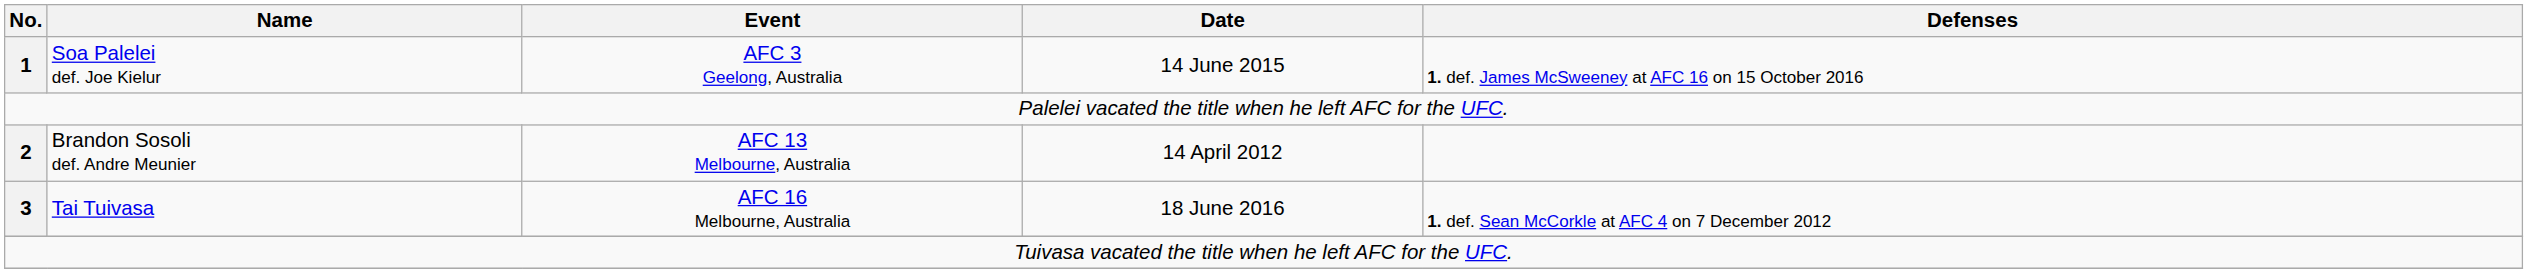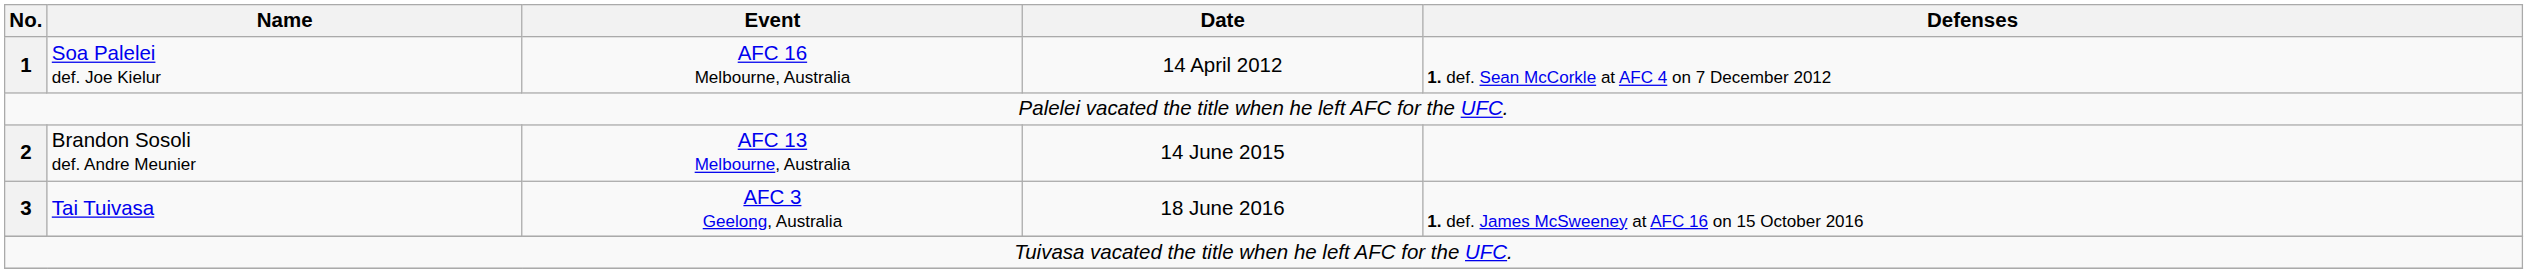(772, 64) AFC 3 Geelong, Australia -> (772, 64) AFC 16 Melbourne, Australia
(1223, 64) 14 June 2015 -> (1223, 64) 14 April 2012
(1645, 77) 1. def. James McSweeney at AFC 16 on 15 October 2016 -> (1629, 77) 1. def. Sean McCorkle at AFC 4 on 7 December 2012
(1223, 152) 14 April 2012 -> (1223, 152) 14 June 2015
(772, 208) AFC 16 Melbourne, Australia -> (772, 208) AFC 3 Geelong, Australia
(1629, 221) 1. def. Sean McCorkle at AFC 4 on 7 December 2012 -> (1645, 221) 1. def. James McSweeney at AFC 16 on 15 October 2016
